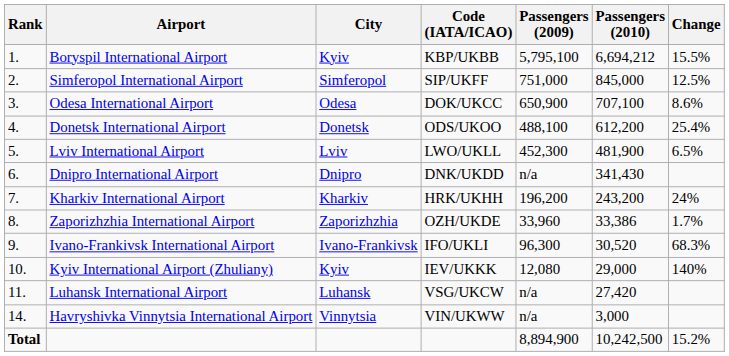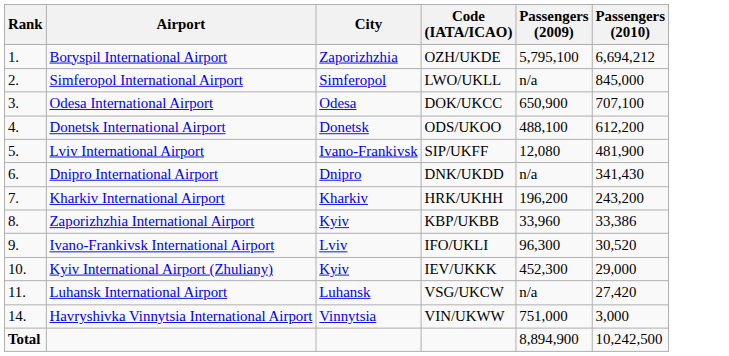- column: (696, 24)
(334, 56) Kyiv -> (359, 56) Zaporizhzhia
(462, 56) KBP/UKBB -> (462, 56) OZH/UKDE
(456, 80) SIP/UKFF -> (463, 80) LWO/UKLL
(543, 80) 751,000 -> (528, 80) n/a
(333, 151) Lviv -> (368, 151) Ivano-Frankivsk
(463, 151) LWO/UKLL -> (456, 151) SIP/UKFF
(543, 151) 452,300 -> (540, 151) 12,080
(359, 221) Zaporizhzhia -> (334, 221) Kyiv
(462, 221) OZH/UKDE -> (462, 221) KBP/UKBB
(368, 245) Ivano-Frankivsk -> (333, 245) Lviv
(540, 269) 12,080 -> (543, 269) 452,300
(528, 316) n/a -> (543, 316) 751,000
